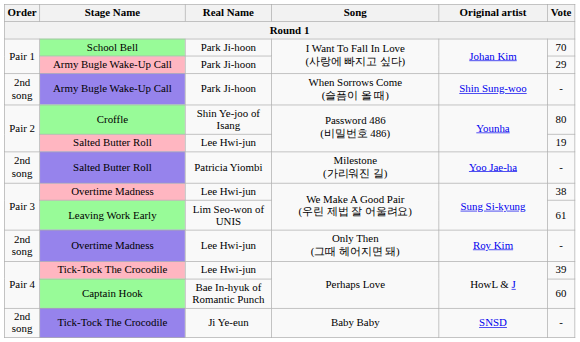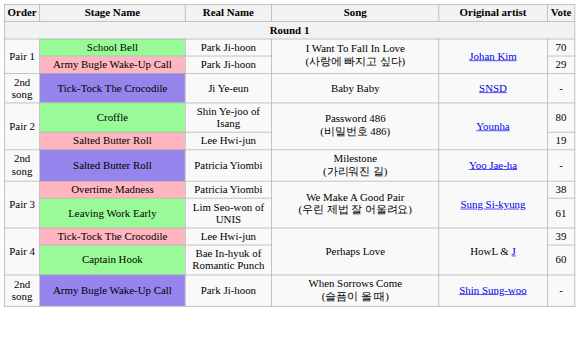rows swapped: (112, 89) <-> (112, 323)
(228, 191) Lee Hwi-jun -> (228, 189) Patricia Yiombi
- row: (112, 245)
